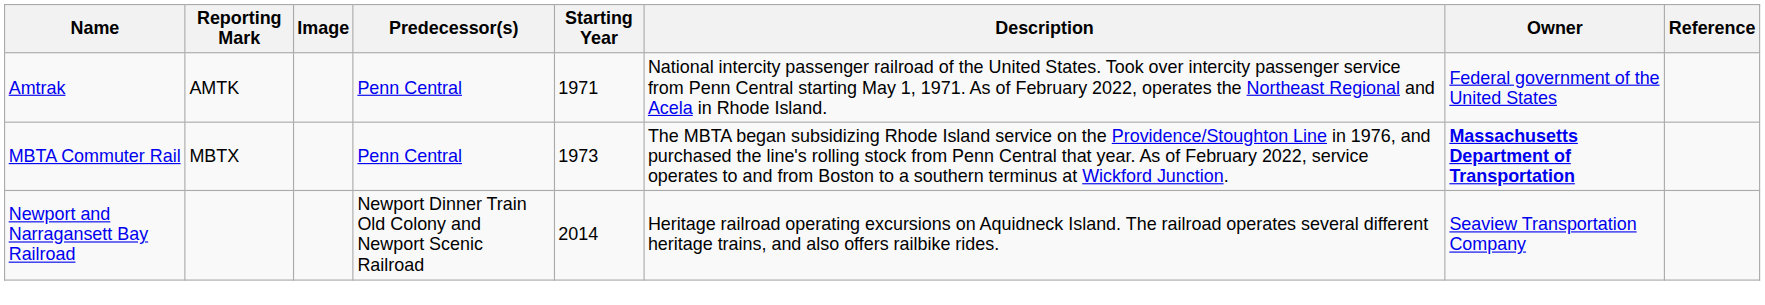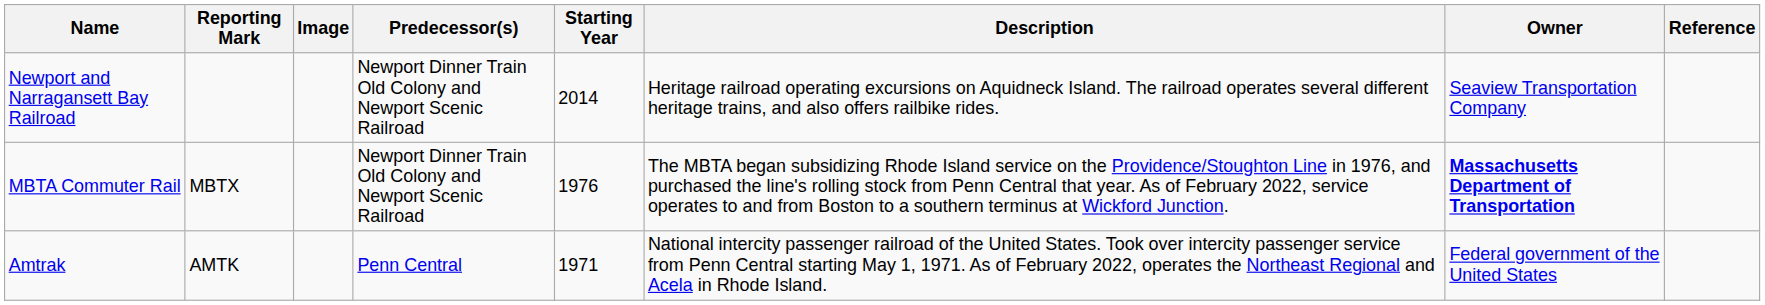rows swapped: (37, 87) <-> (78, 235)
(410, 156) Penn Central -> (442, 186) Newport Dinner Train Old Colony and Newport Scenic Railroad
(578, 156) 1973 -> (578, 186) 1976
